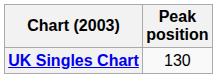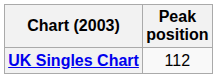(177, 60) 130 -> (177, 60) 112
